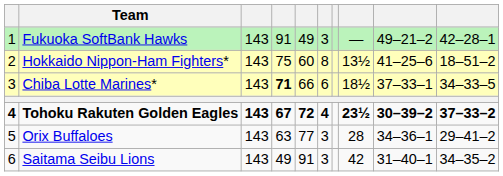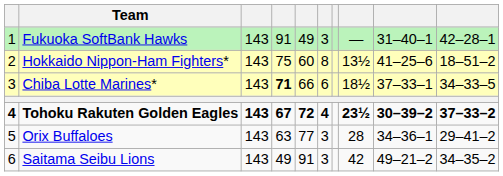(405, 38) 49–21–2 -> (405, 38) 31–40–1
(405, 159) 31–40–1 -> (405, 159) 49–21–2
